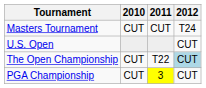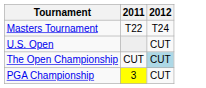- column: (134, 12)
(161, 28) CUT -> (134, 28) T22
(161, 60) T22 -> (134, 60) CUT
